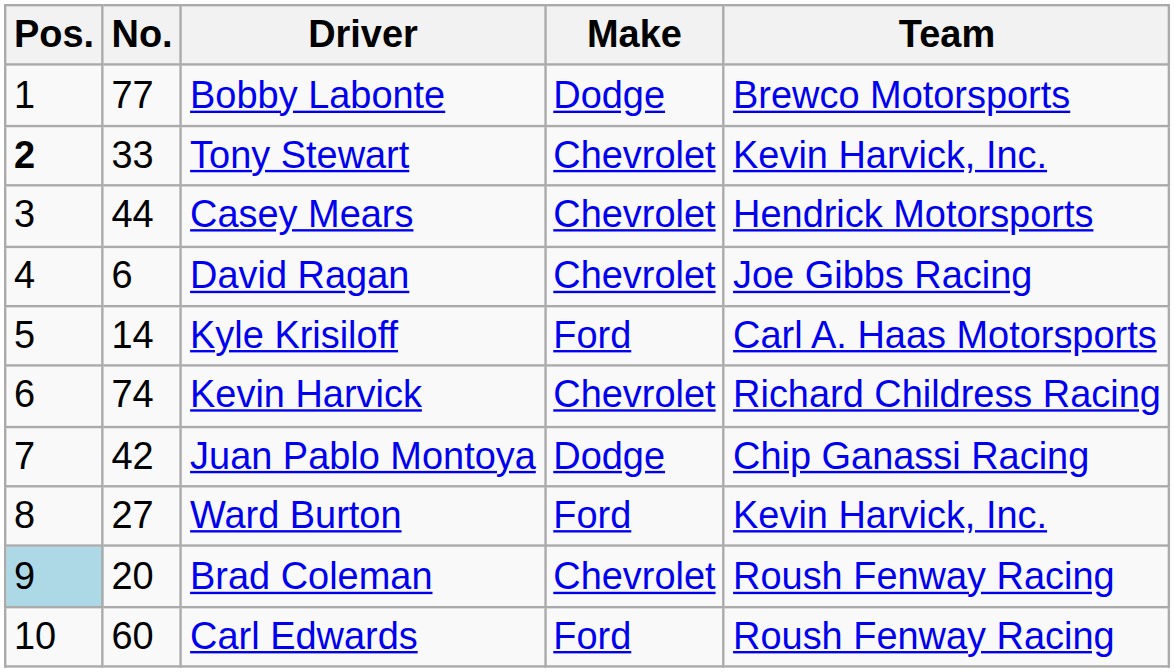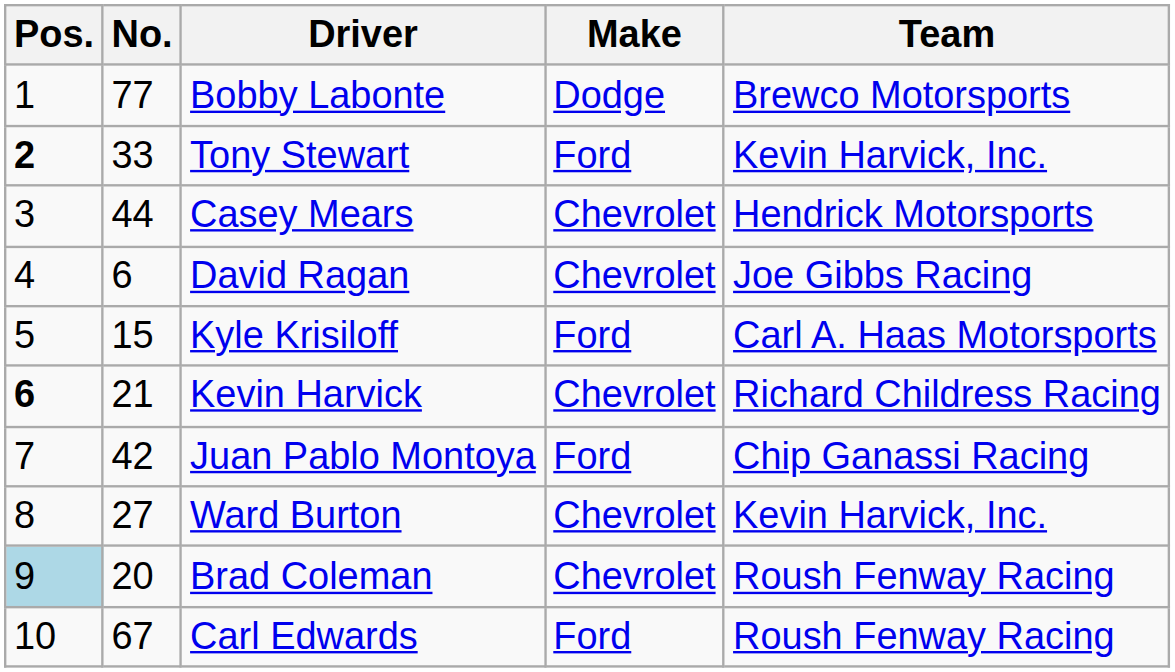(634, 154) Chevrolet -> (592, 154) Ford
(133, 335) 14 -> (133, 335) 15
(24, 395) normal -> (24, 395) bold
(133, 395) 74 -> (133, 395) 21
(609, 455) Dodge -> (592, 455) Ford
(592, 515) Ford -> (634, 515) Chevrolet
(133, 635) 60 -> (133, 635) 67
